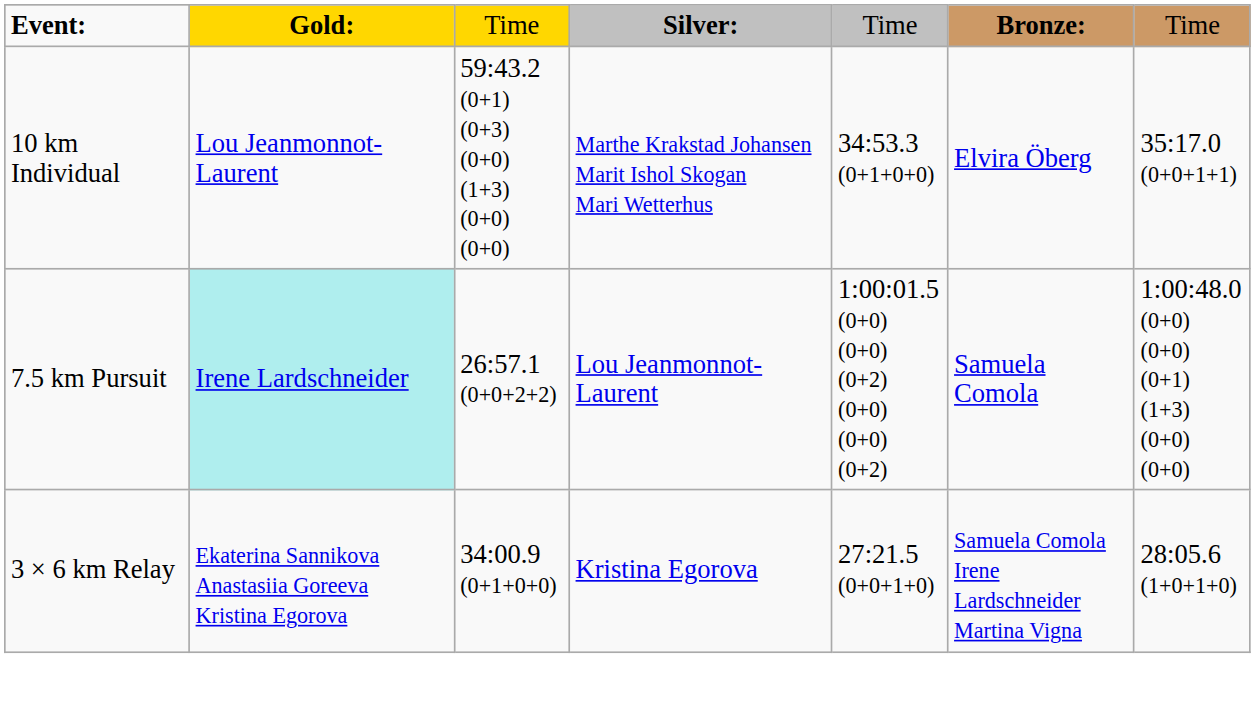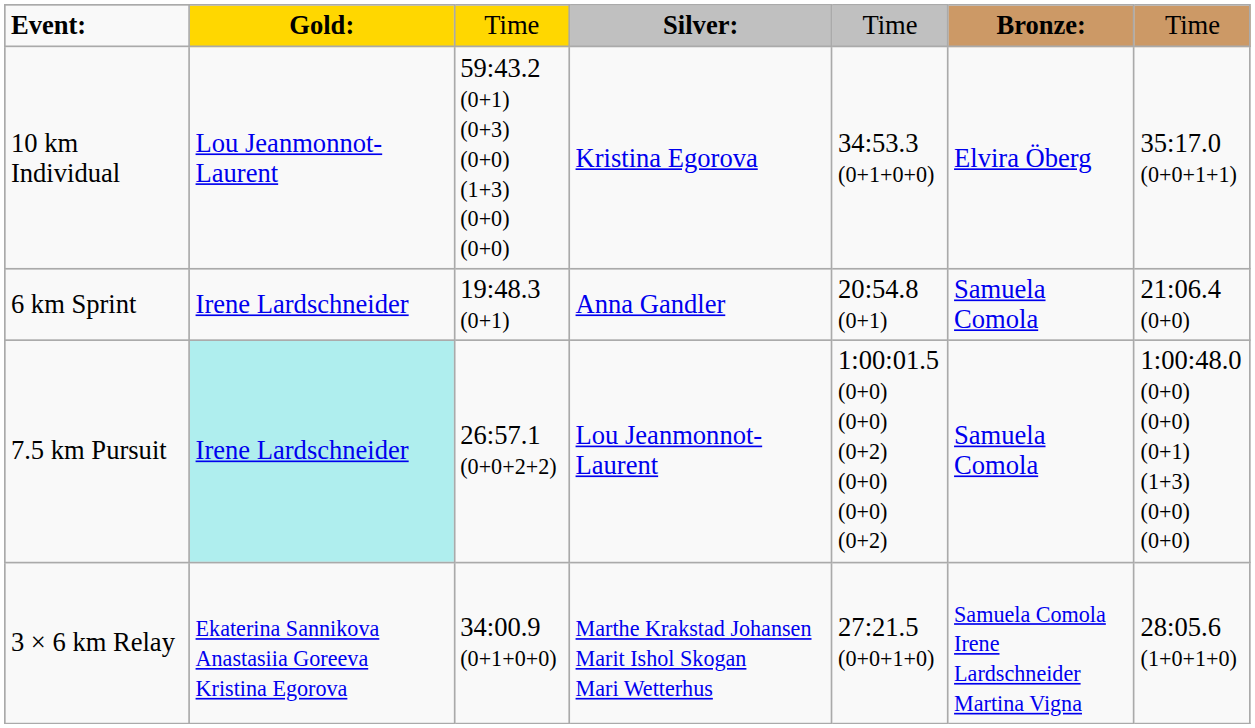(694, 173) Marthe Krakstad Johansen Marit Ishol Skogan Mari Wetterhus -> (667, 157) Kristina Egorova
+ row: (74, 304)
(667, 570) Kristina Egorova -> (694, 658) Marthe Krakstad Johansen Marit Ishol Skogan Mari Wetterhus
